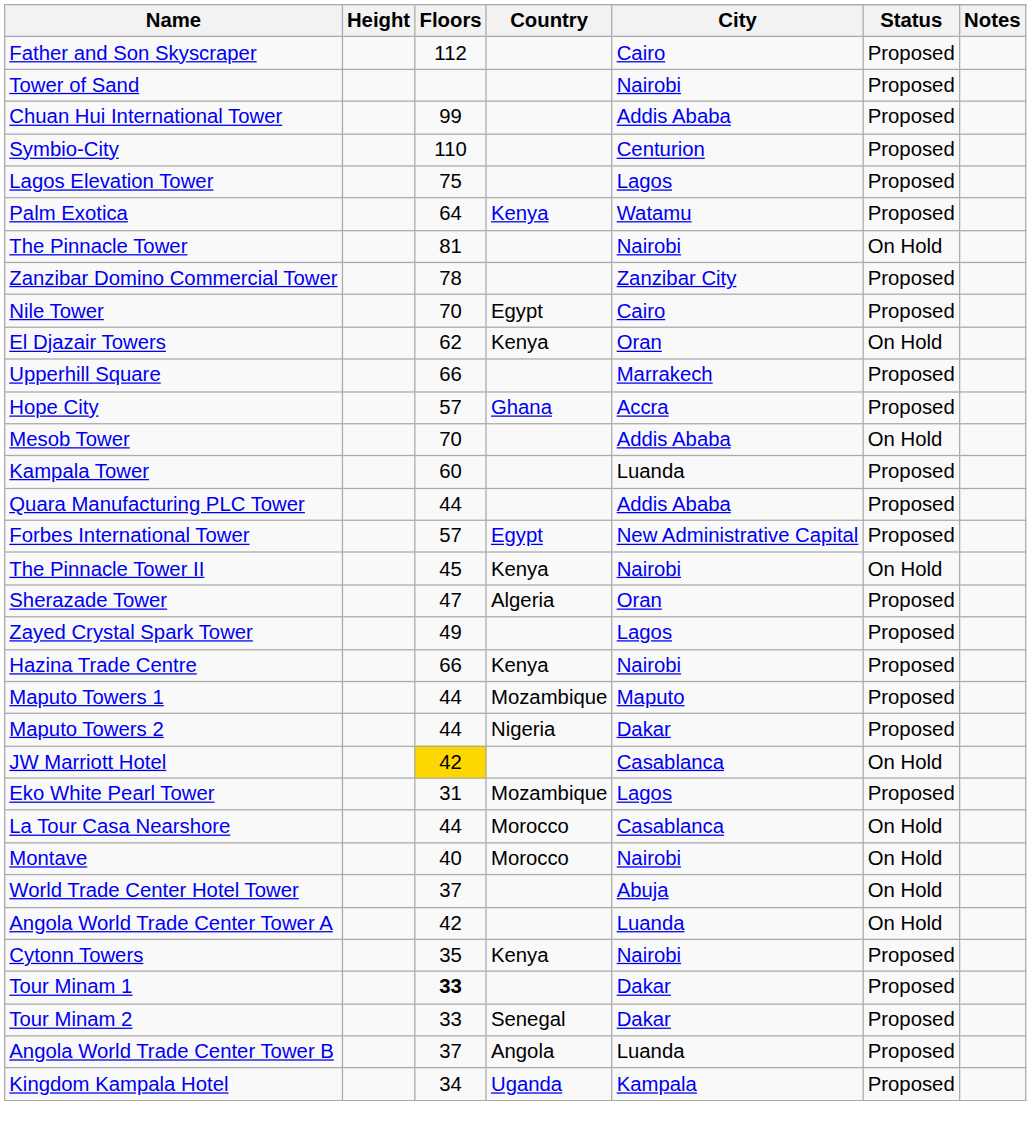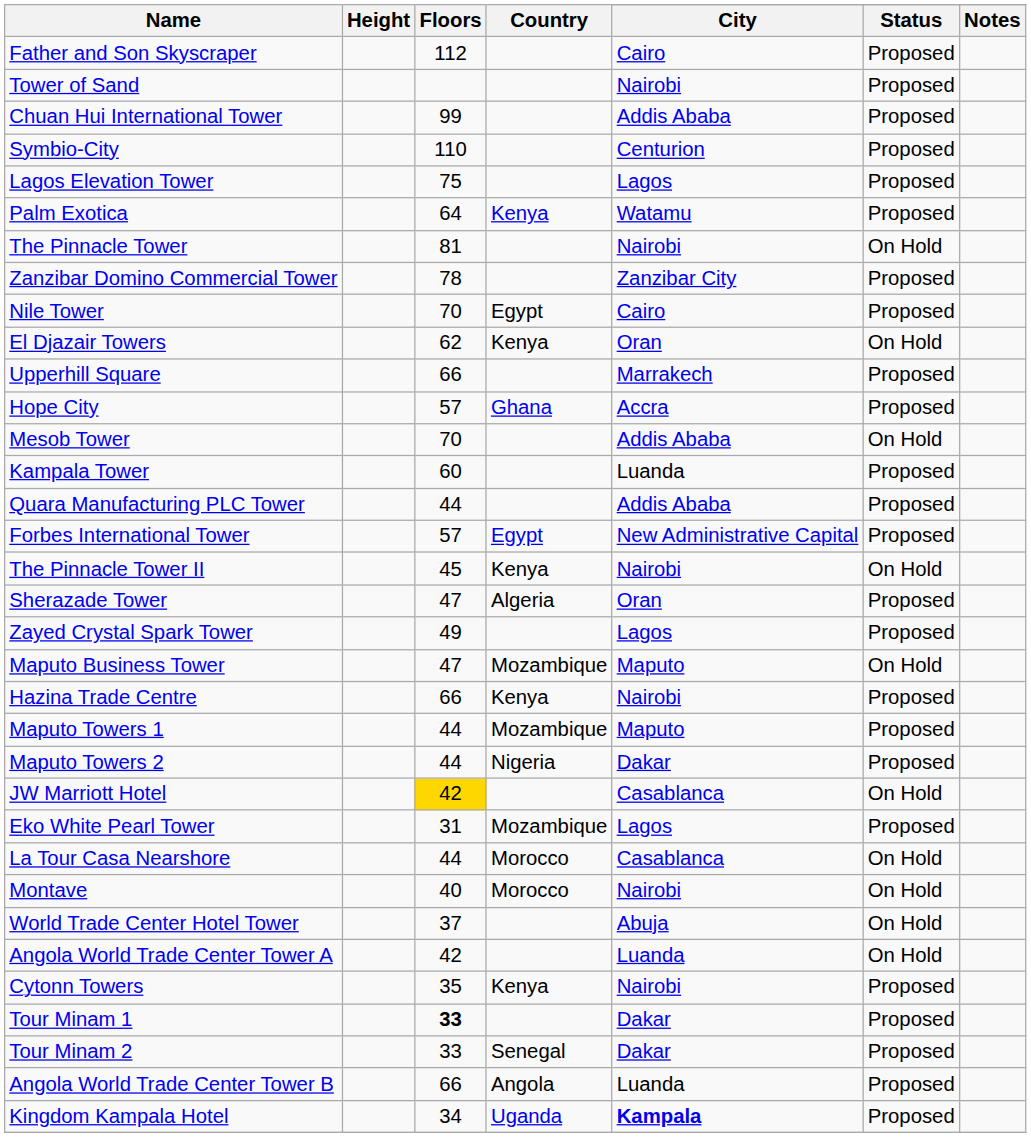+ row: (117, 665)
(451, 1051) 37 -> (451, 1084) 66
(657, 1084) normal -> (659, 1116) bold
